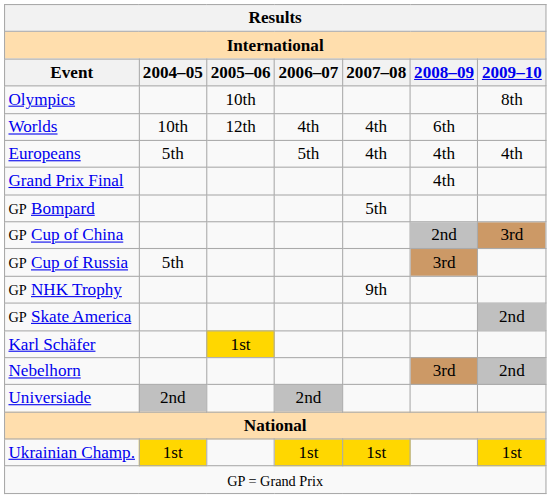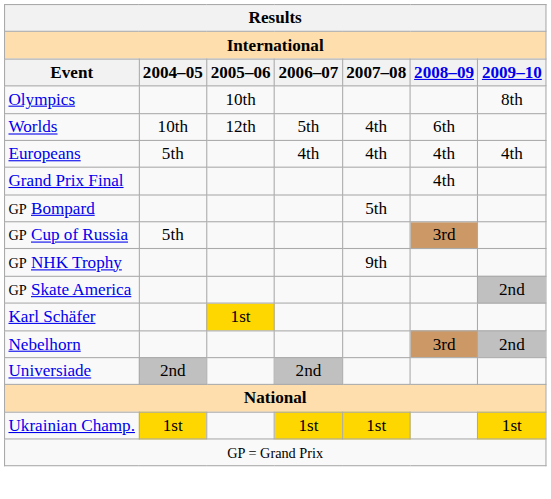(308, 126) 4th -> (308, 126) 5th
(308, 153) 5th -> (308, 153) 4th
- row: (66, 235)
